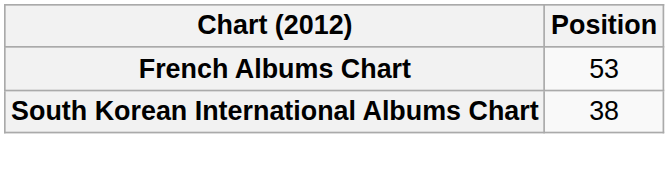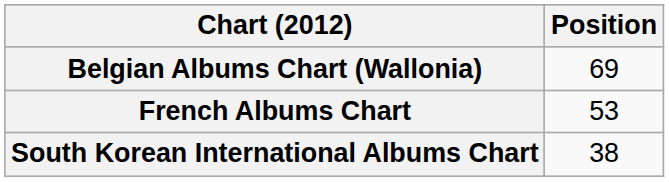+ row: (275, 68)
